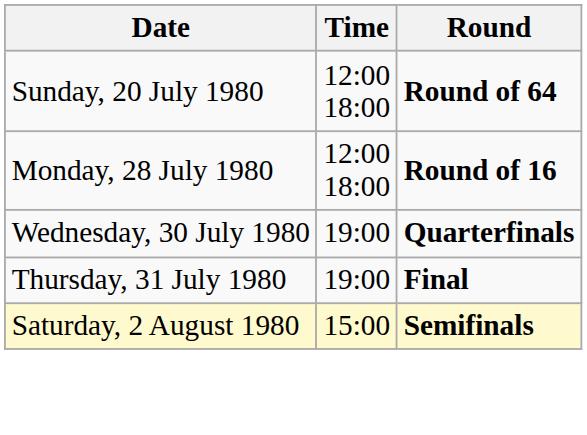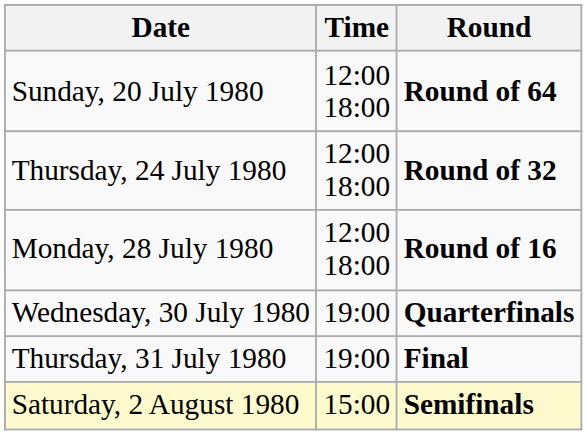+ row: (149, 170)
